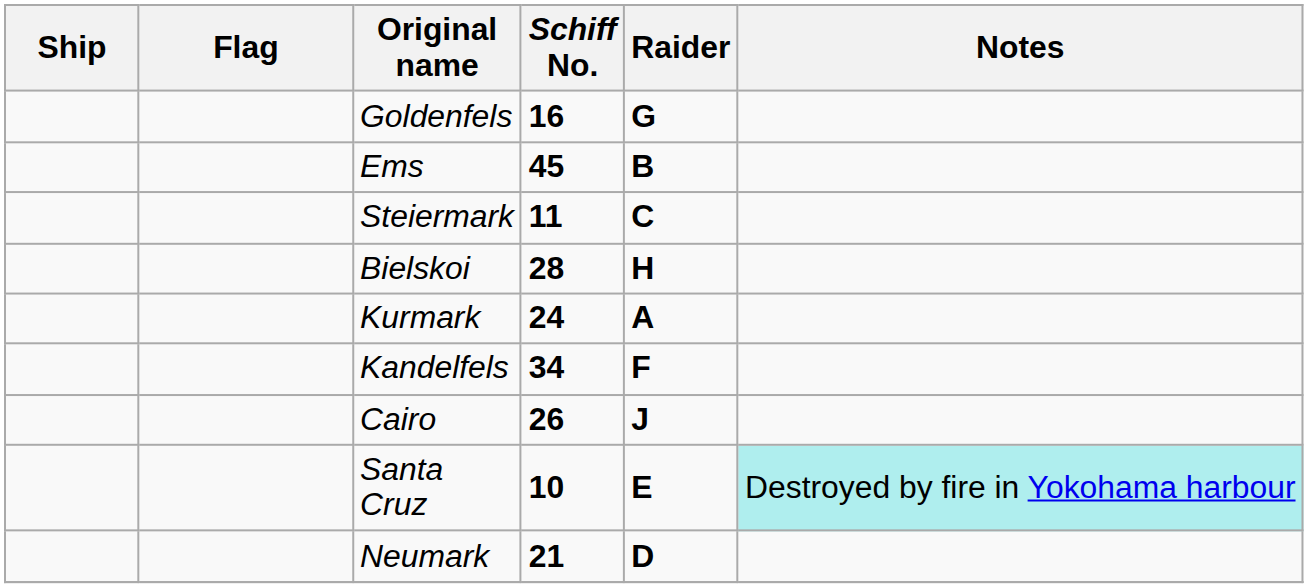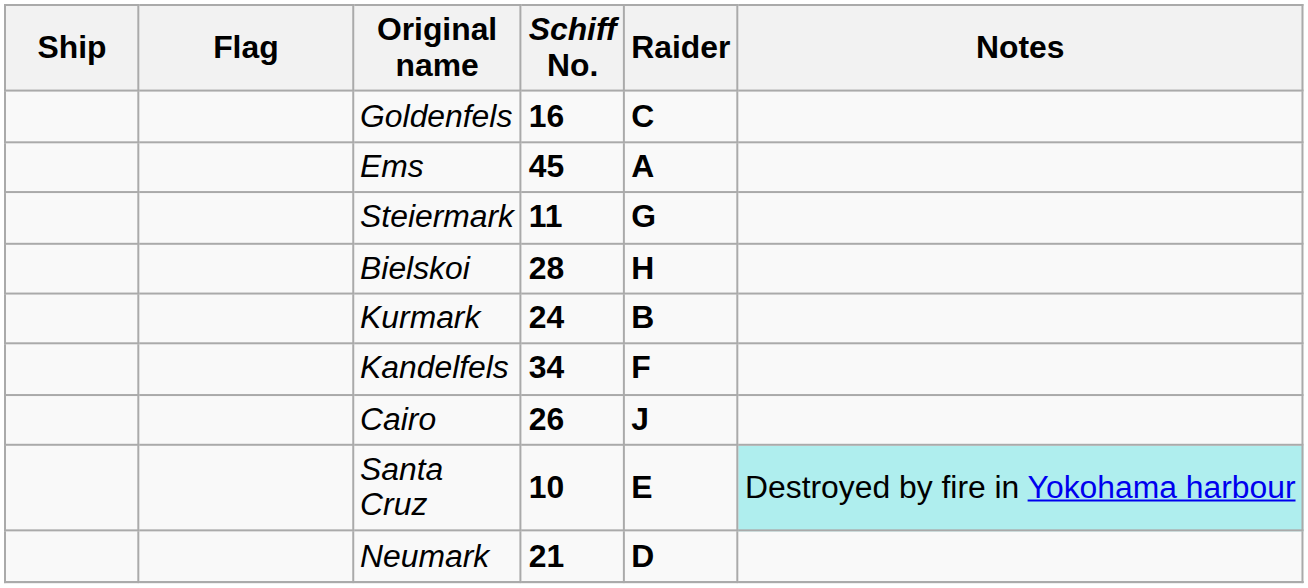(644, 116) G -> (643, 116) C
(643, 166) B -> (643, 166) A
(643, 217) C -> (644, 217) G
(643, 318) A -> (643, 318) B
